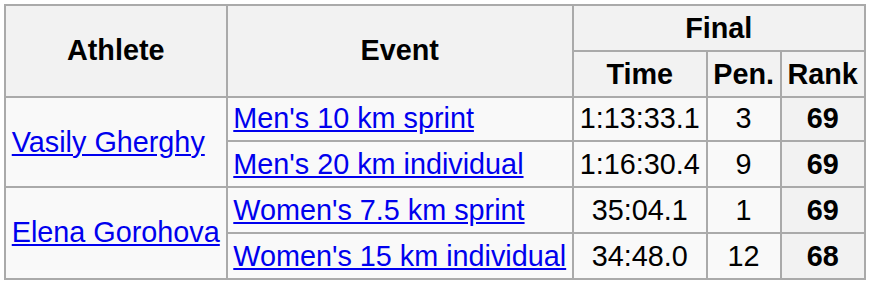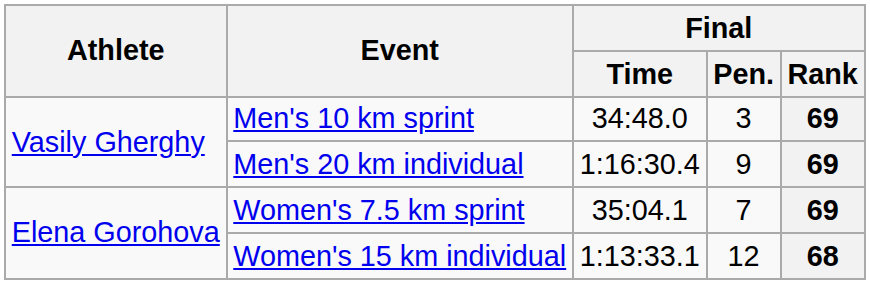(640, 119) 1:13:33.1 -> (640, 119) 34:48.0
(744, 210) 1 -> (744, 210) 7
(640, 256) 34:48.0 -> (640, 256) 1:13:33.1
